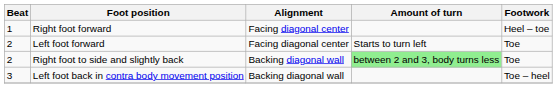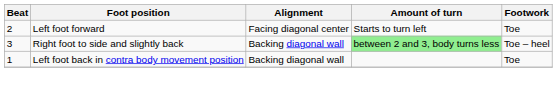- row: (72, 28)
(9, 60) 2 -> (9, 44) 3
(512, 60) Toe -> (527, 44) Toe – heel
(9, 75) 3 -> (9, 60) 1
(527, 75) Toe – heel -> (512, 60) Toe
